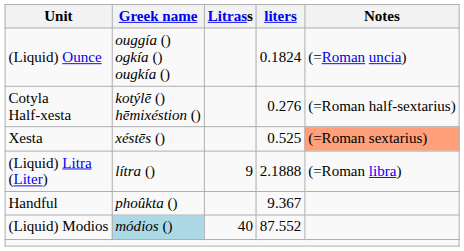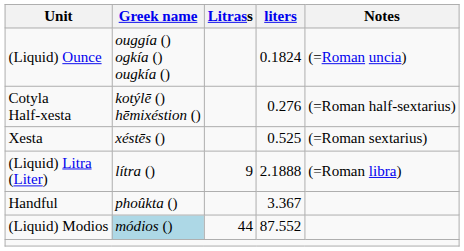(368, 138) lightsalmon background -> (368, 138) no background
(284, 203) 9.367 -> (284, 203) 3.367
(245, 227) 40 -> (245, 227) 44
